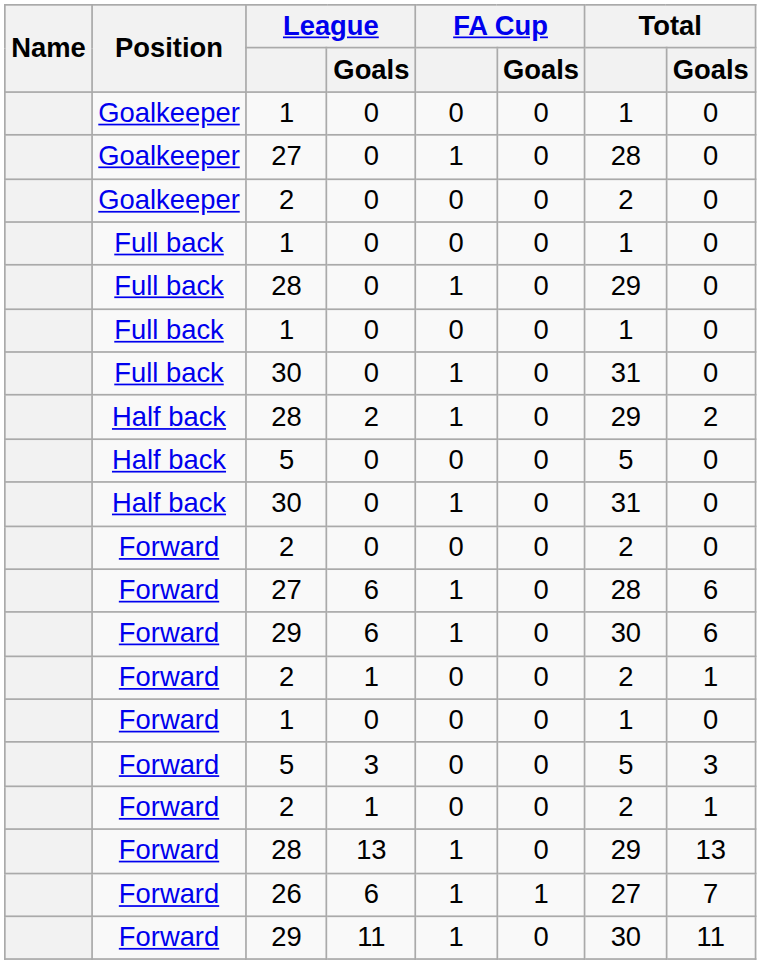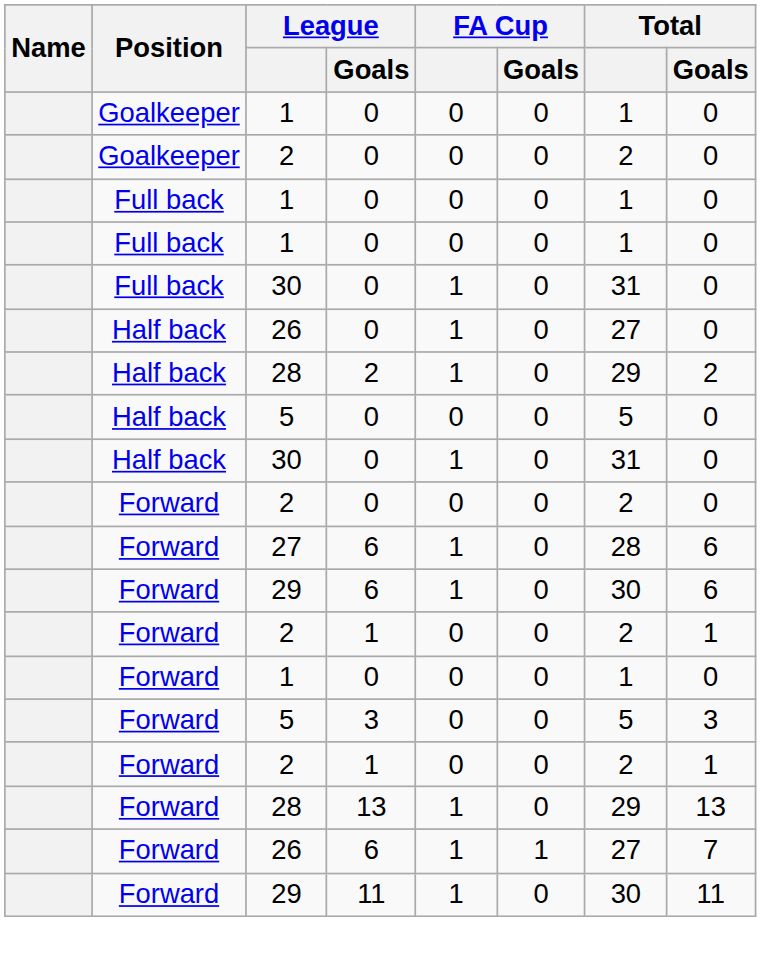- row: (169, 156)
- row: (169, 286)
+ row: (169, 329)
